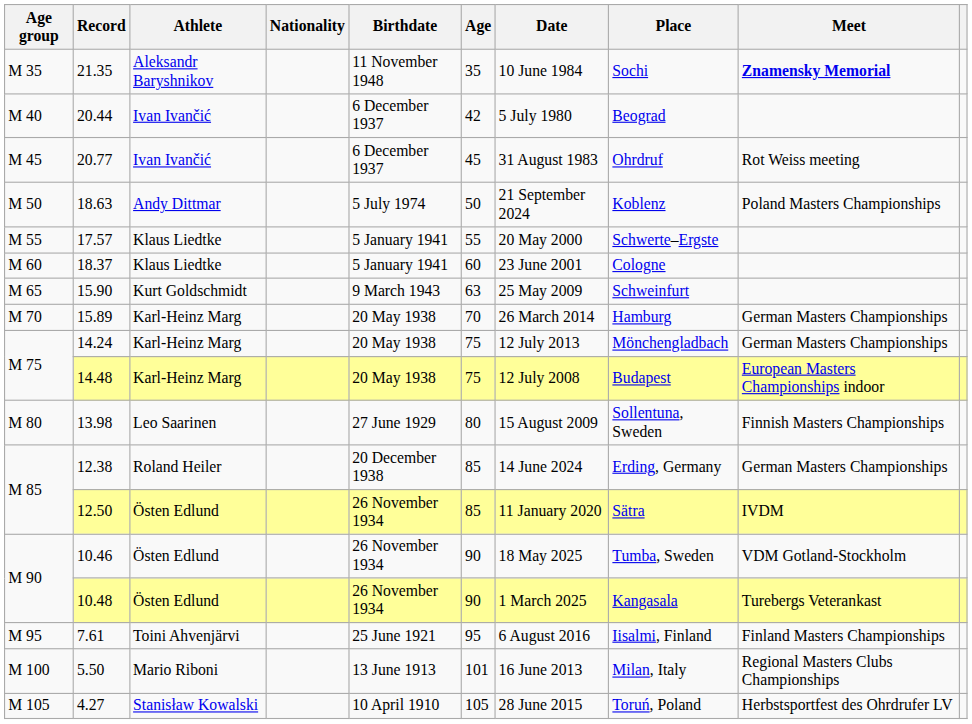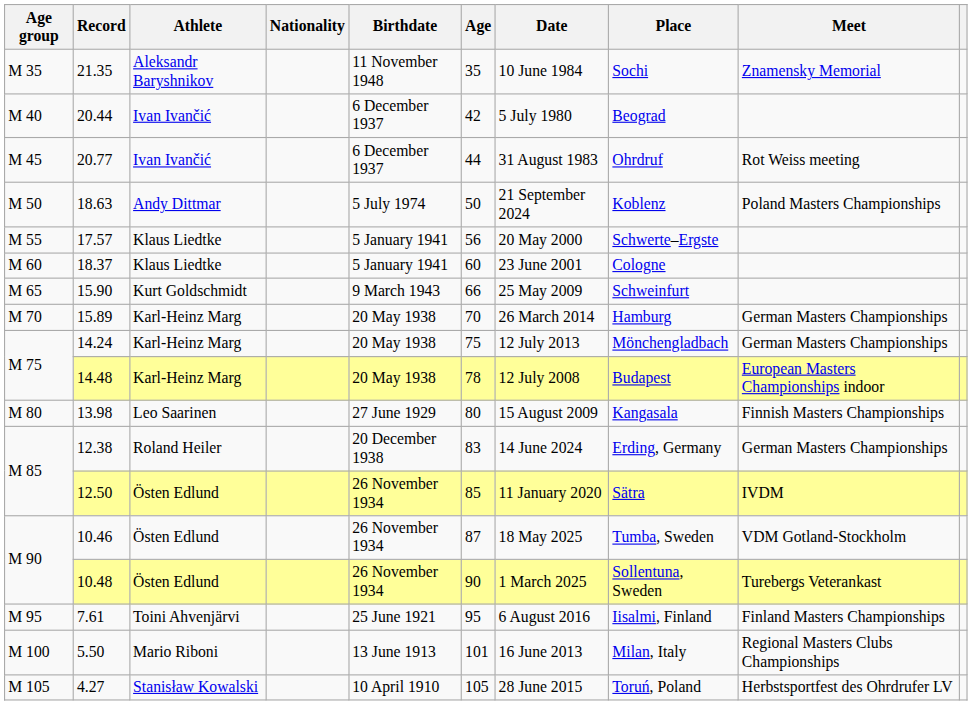(816, 71) bold -> (811, 71) normal
(473, 160) 45 -> (473, 160) 44
(473, 239) 55 -> (473, 239) 56
(473, 291) 63 -> (473, 291) 66
(473, 378) 75 -> (473, 378) 78
(648, 423) Sollentuna, Sweden -> (645, 413) Kangasala
(473, 467) 85 -> (473, 448) 83
(473, 556) 90 -> (473, 537) 87
(645, 600) Kangasala -> (648, 582) Sollentuna, Sweden
